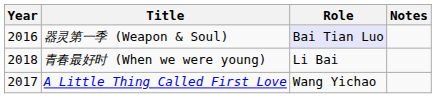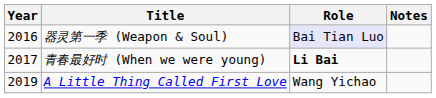(23, 60) 2018 -> (23, 60) 2017
(316, 60) normal -> (316, 60) bold
(23, 82) 2017 -> (23, 82) 2019
